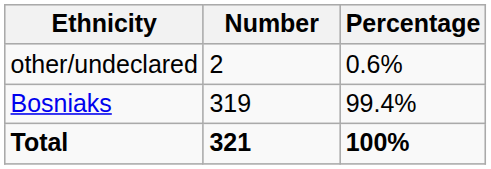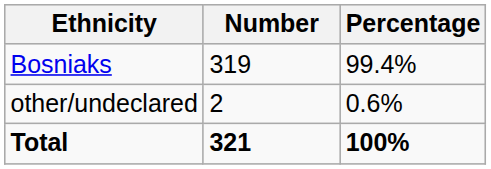rows swapped: (61, 103) <-> (104, 63)
